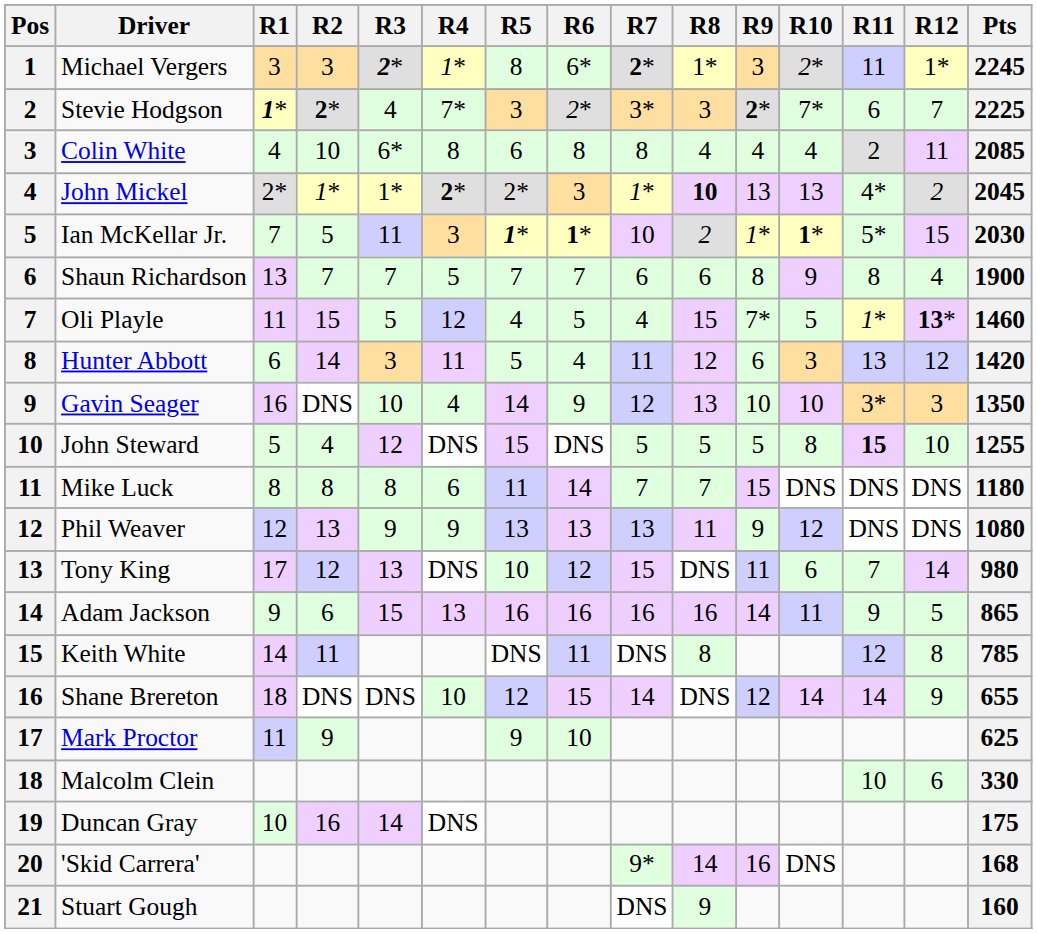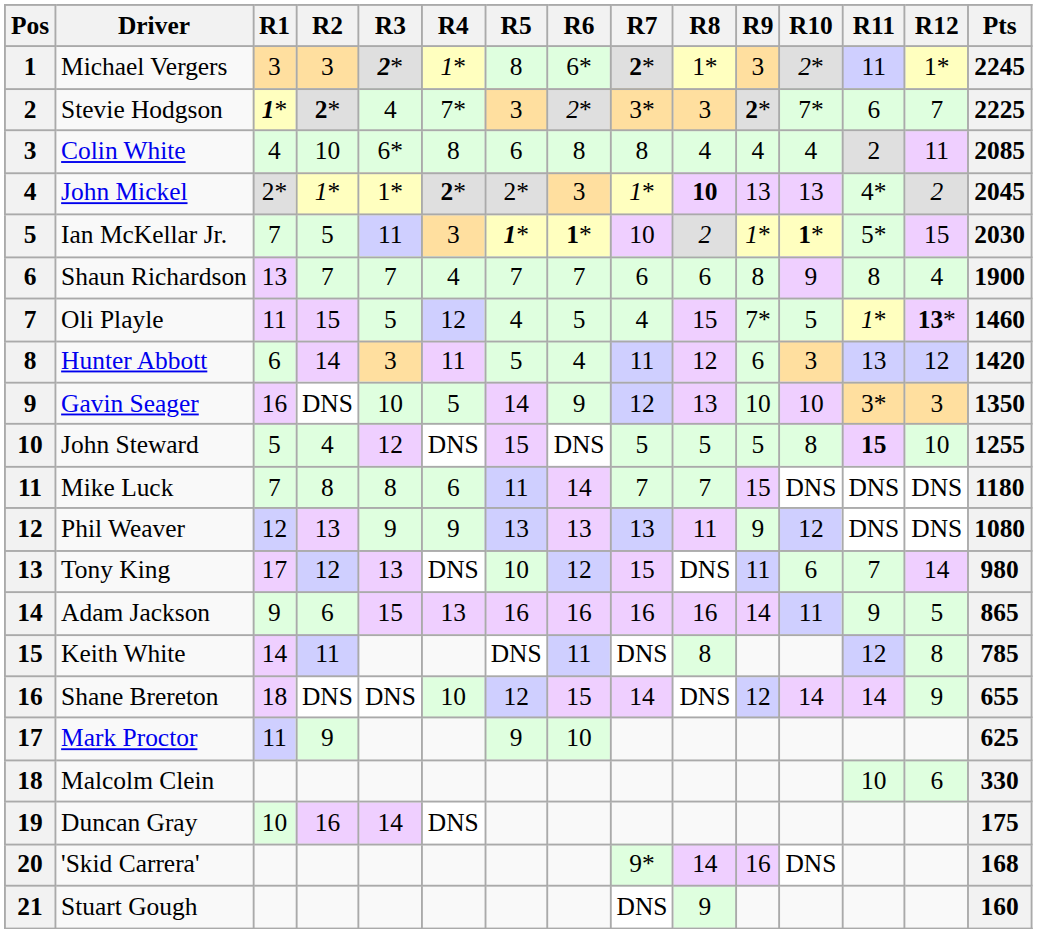(453, 276) 5 -> (453, 276) 4
(453, 402) 4 -> (453, 402) 5
(274, 486) 8 -> (274, 486) 7
